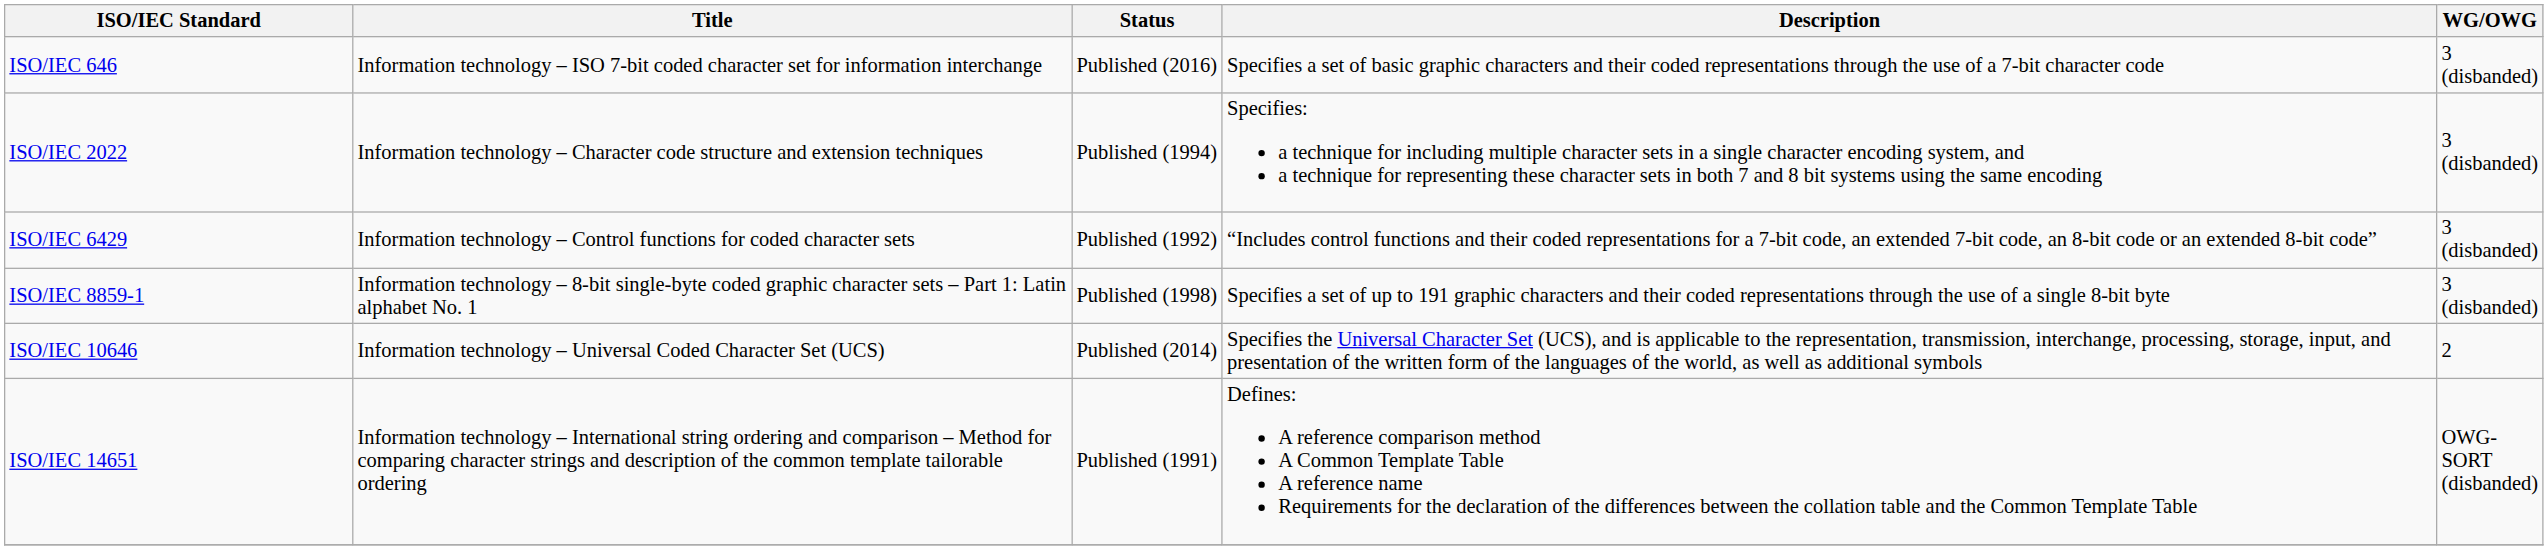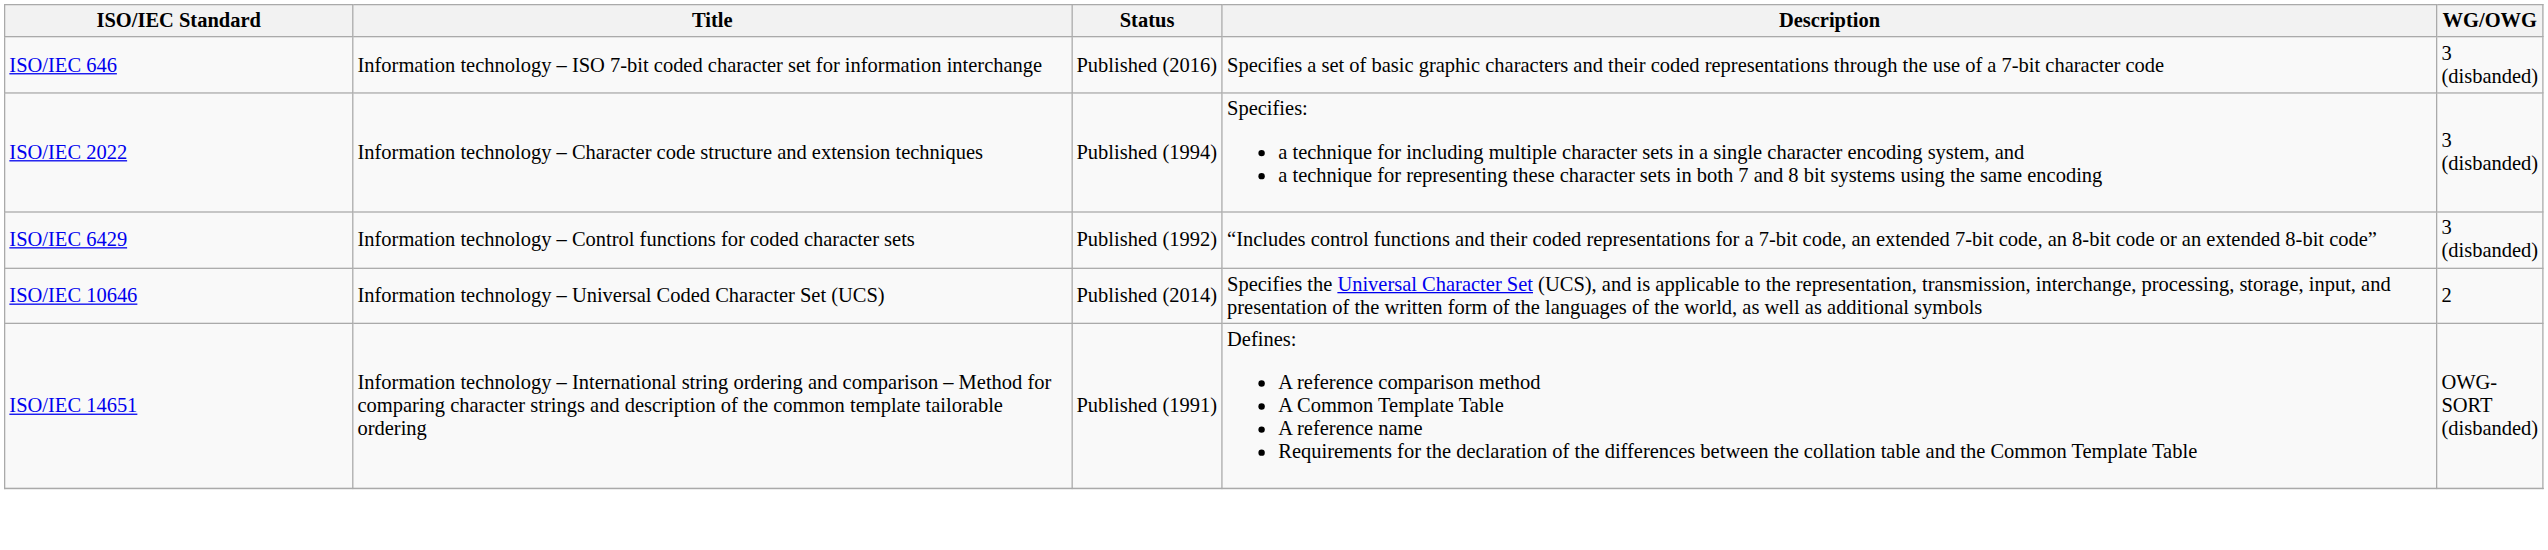- row: (77, 295)
